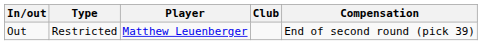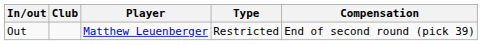columns swapped: (266, 13) <-> (85, 13)
